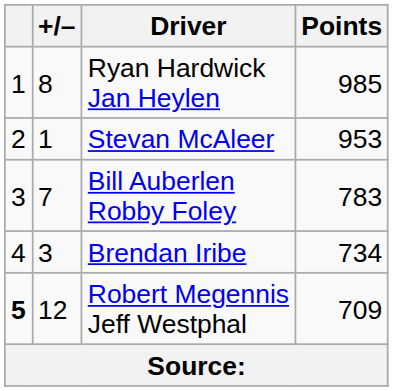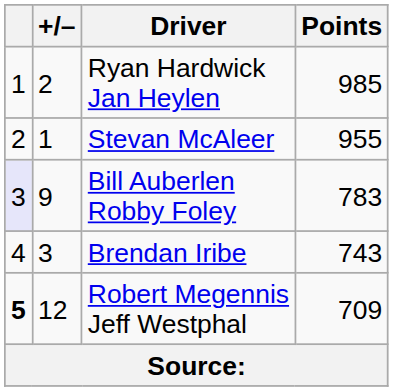(45, 83) 8 -> (45, 83) 2
(360, 139) 953 -> (360, 139) 955
(18, 196) no background -> (18, 196) lavender background
(45, 196) 7 -> (45, 196) 9
(360, 253) 734 -> (360, 253) 743
